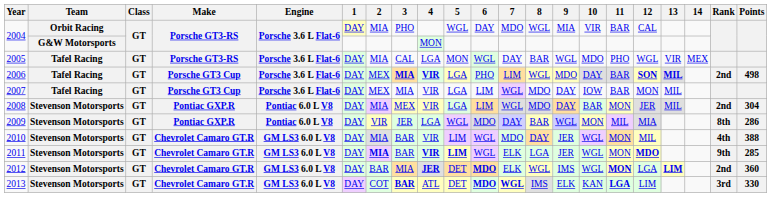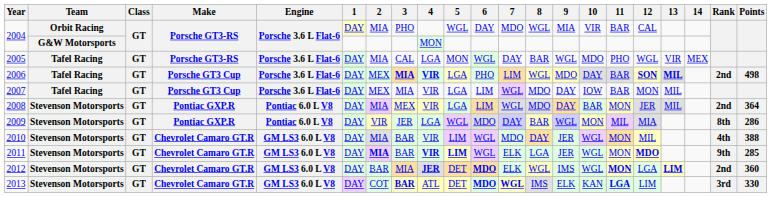(752, 106) 304 -> (752, 106) 364
